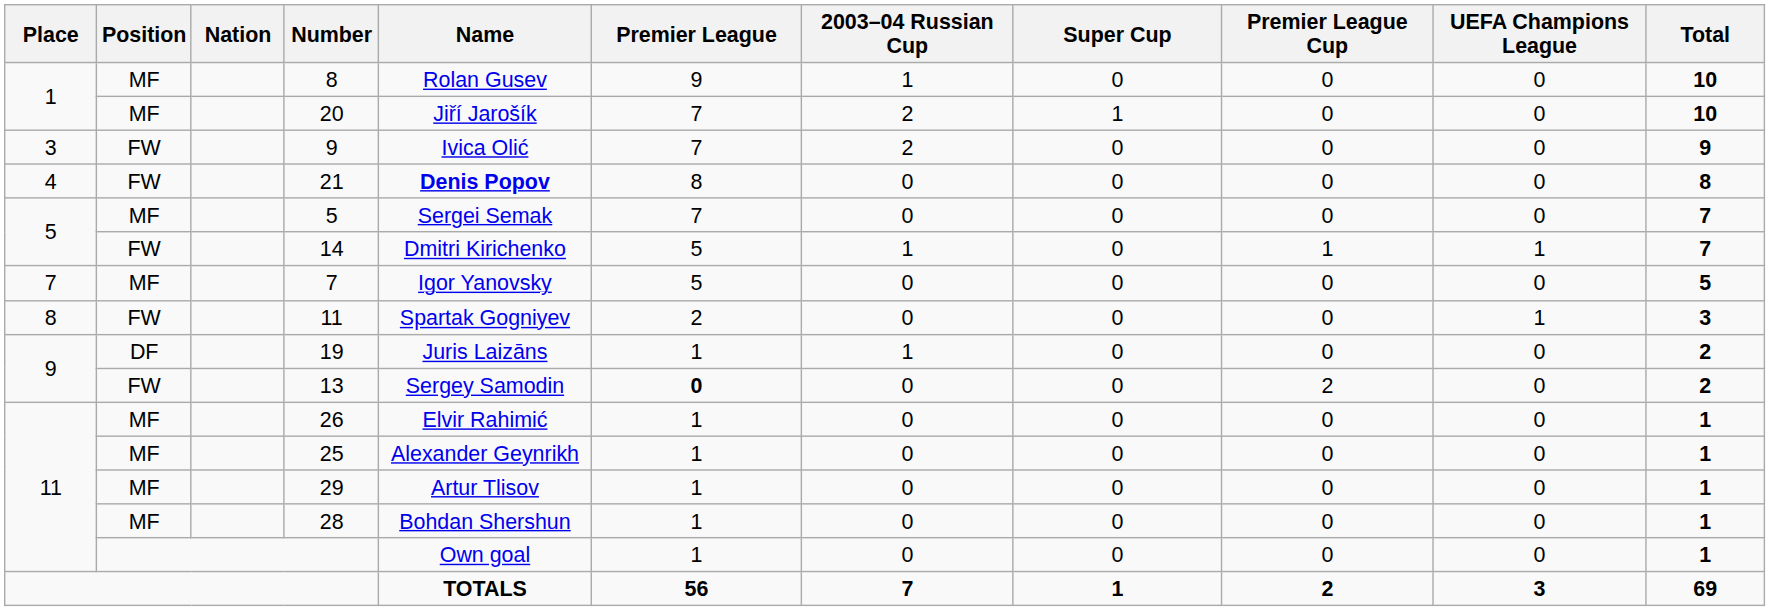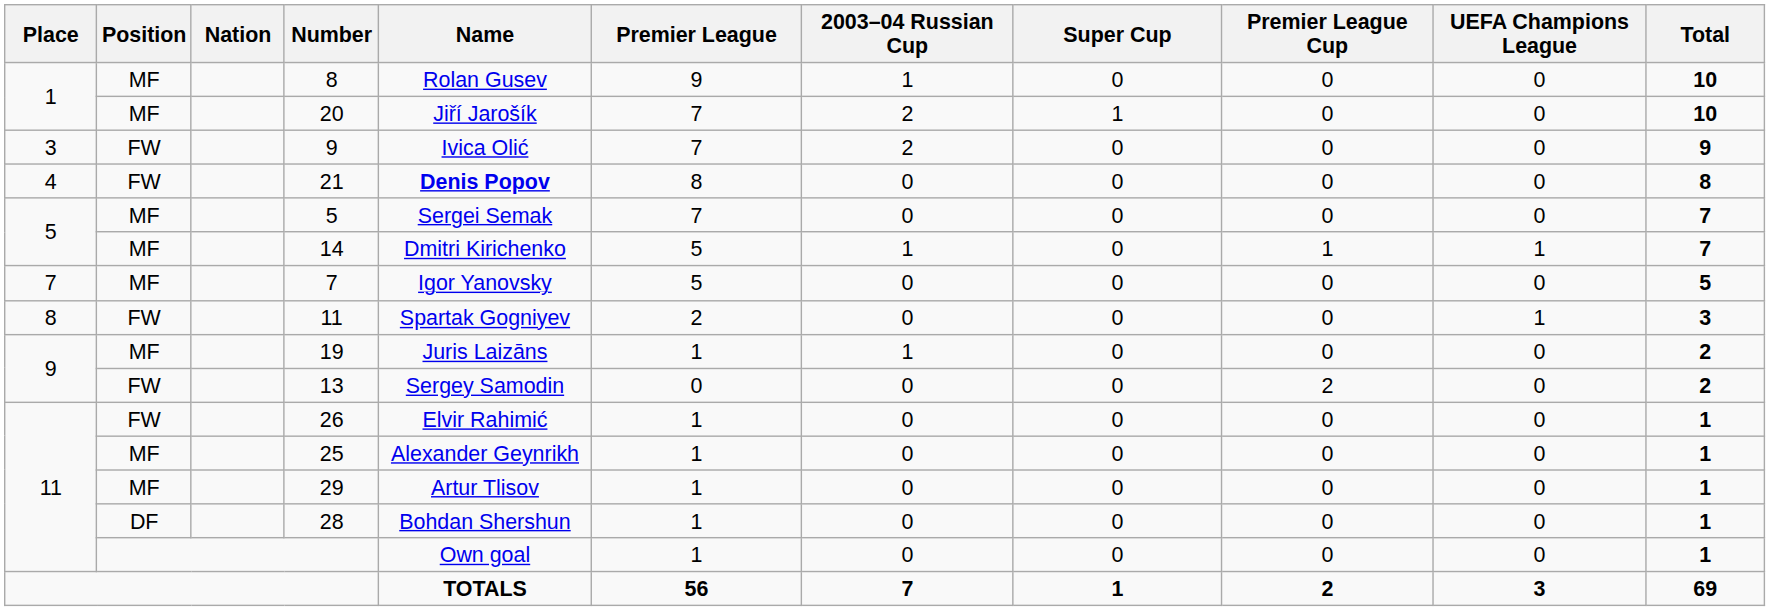(144, 249) FW -> (144, 249) MF
(144, 351) DF -> (144, 351) MF
(696, 385) bold -> (696, 385) normal
(144, 419) MF -> (144, 419) FW
(144, 521) MF -> (144, 521) DF
